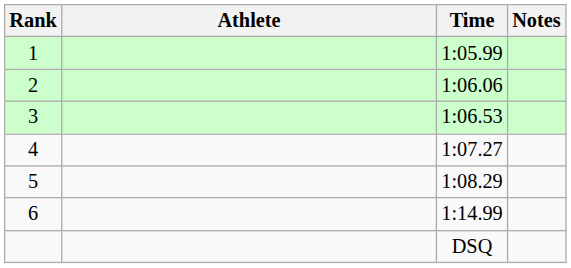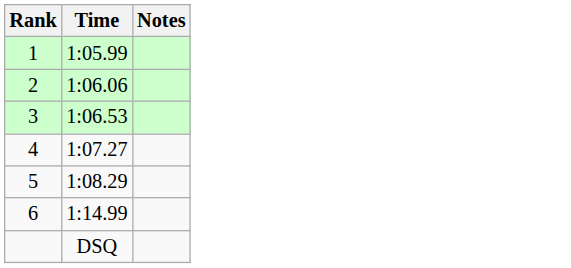- column: (249, 20)
